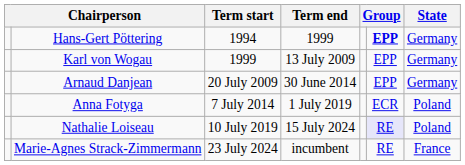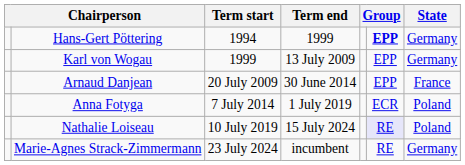(432, 83) Germany -> (432, 83) France
(432, 150) France -> (432, 150) Germany
